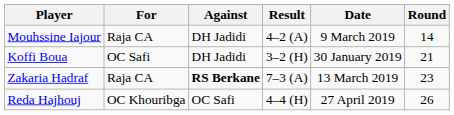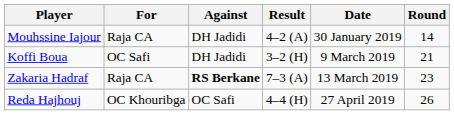(358, 36) 9 March 2019 -> (358, 36) 30 January 2019
(358, 57) 30 January 2019 -> (358, 57) 9 March 2019
